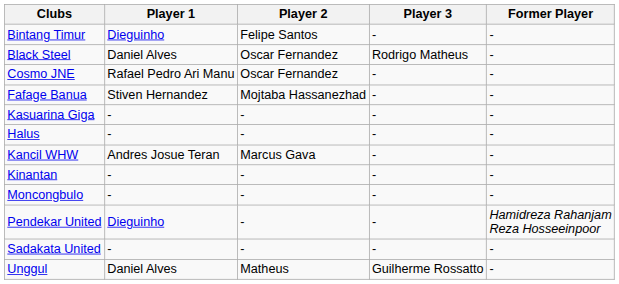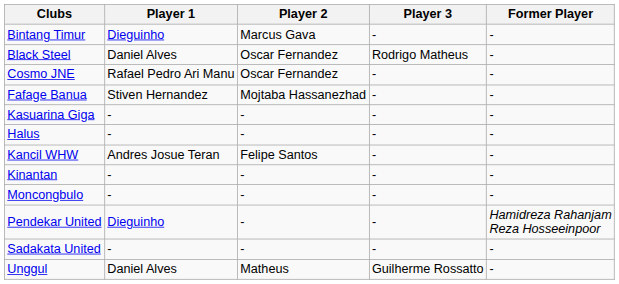(279, 34) Felipe Santos -> (278, 34) Marcus Gava
(278, 154) Marcus Gava -> (279, 154) Felipe Santos
